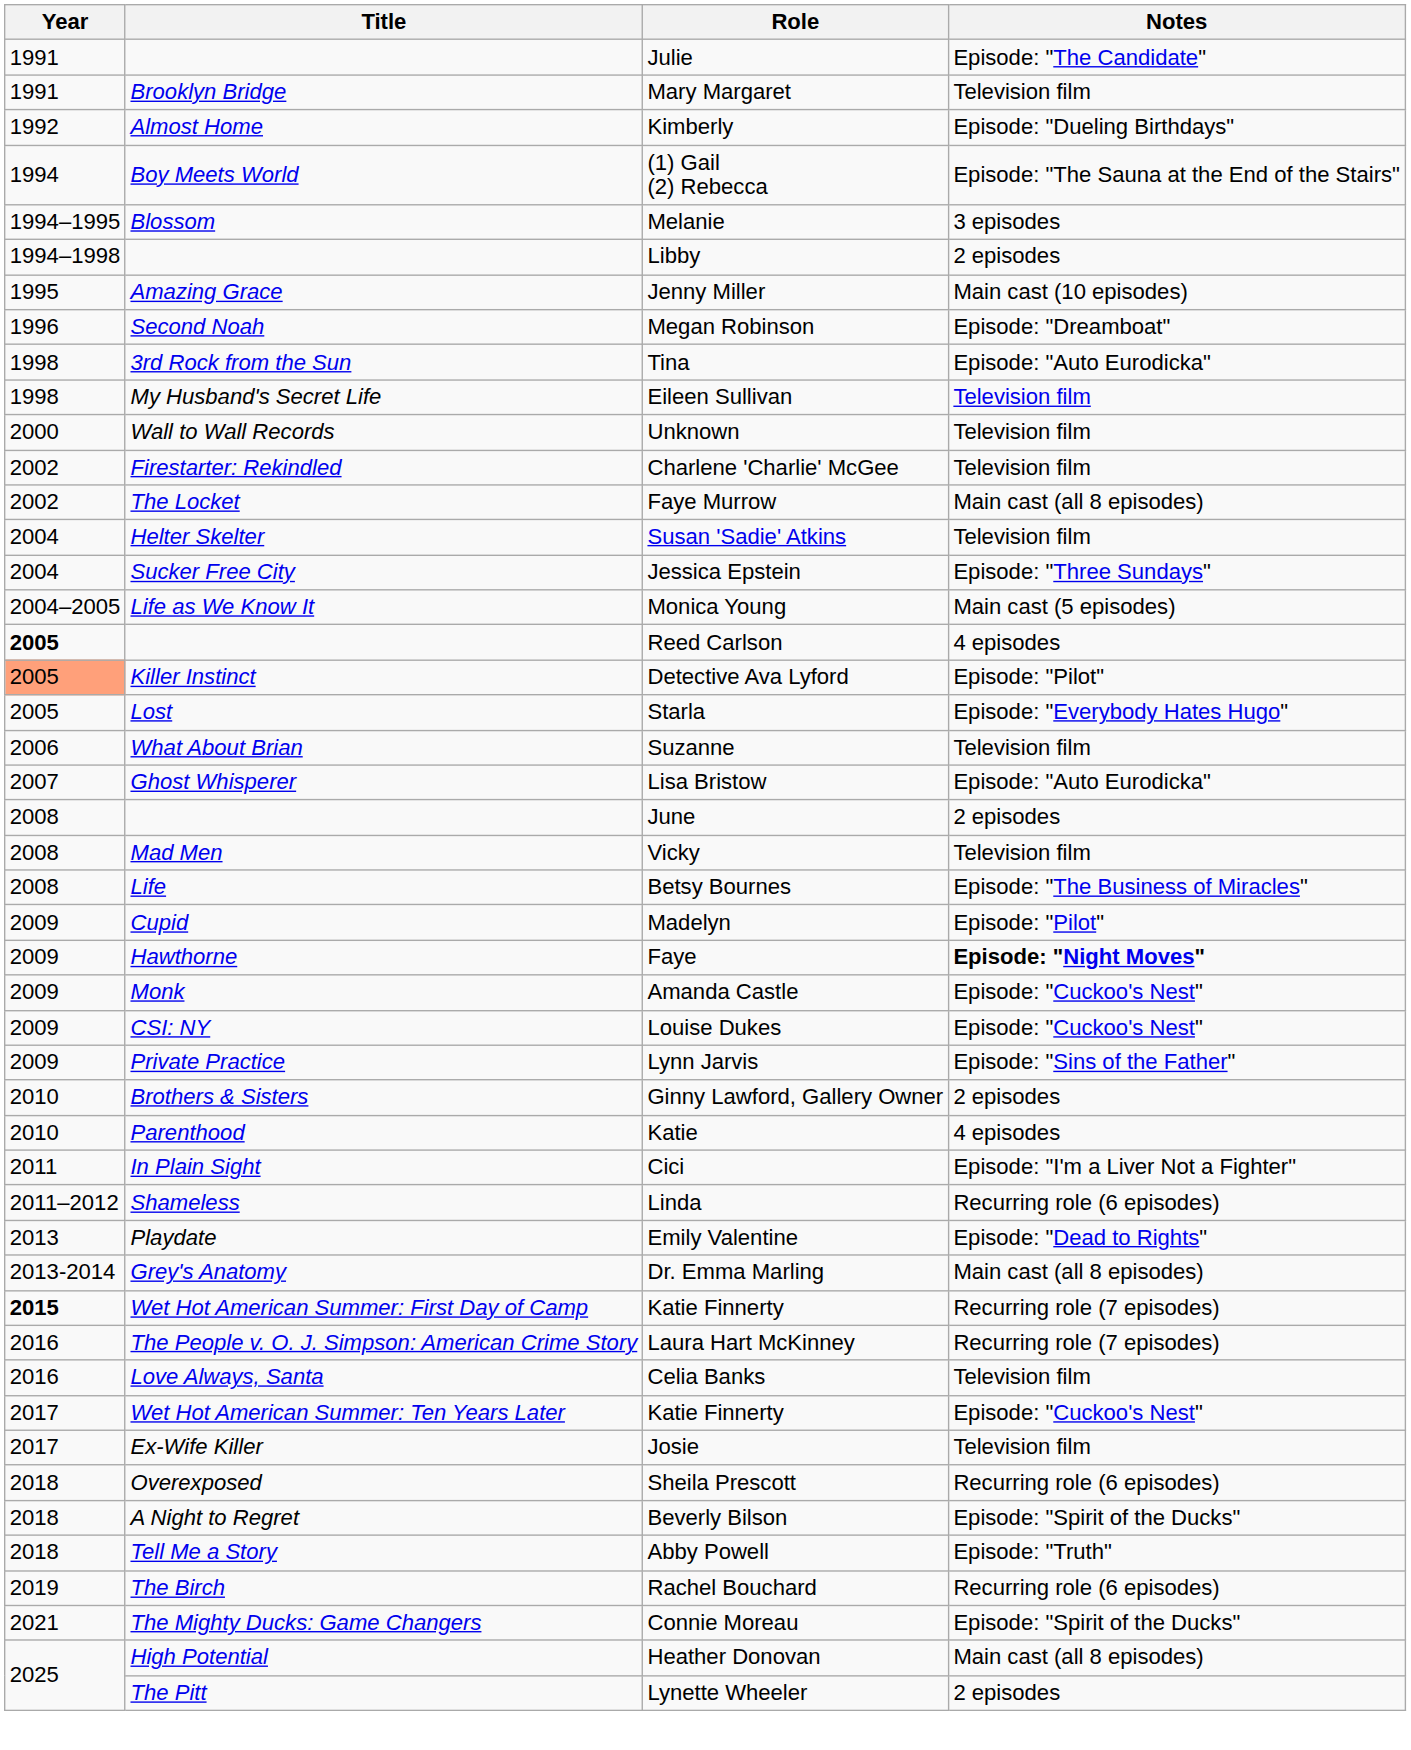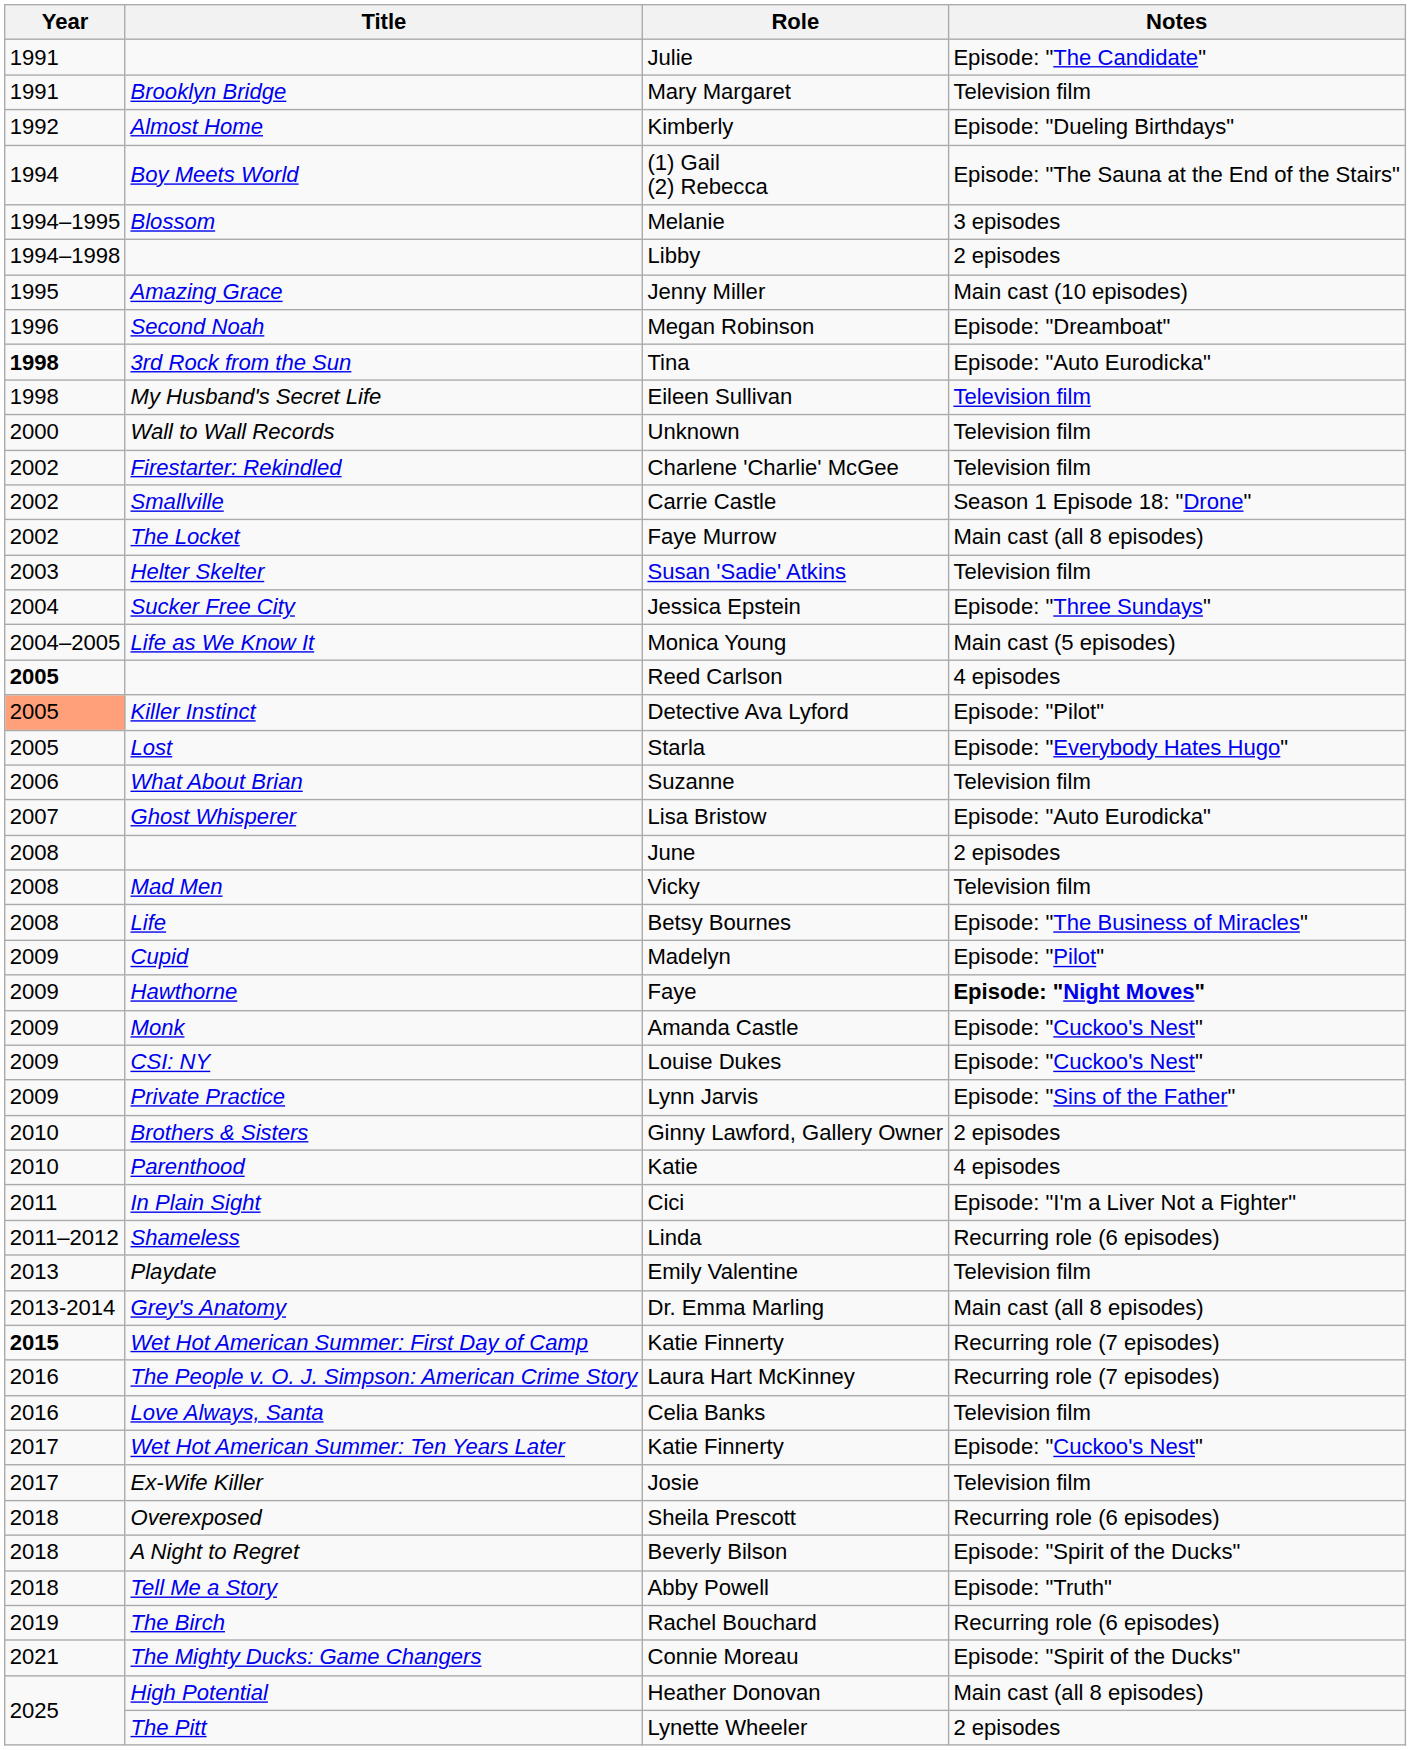(34, 362) normal -> (34, 362) bold
+ row: (177, 502)
(34, 537) 2004 -> (34, 572) 2003
(1080, 1237) Episode: "Dead to Rights" -> (1022, 1272) Television film
